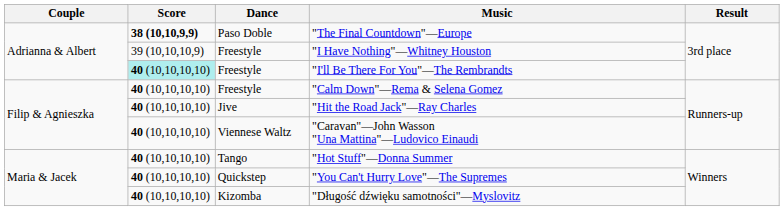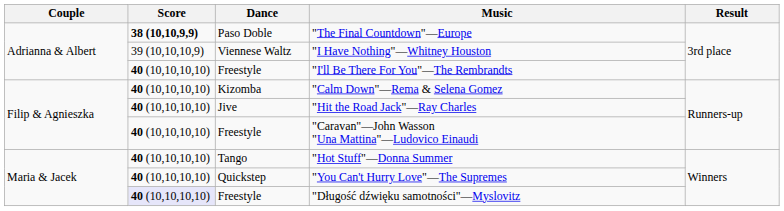(240, 51) Freestyle -> (255, 51) Viennese Waltz
(170, 70) paleturquoise background -> (170, 70) no background
(240, 88) Freestyle -> (240, 88) Kizomba
(255, 133) Viennese Waltz -> (240, 133) Freestyle
(170, 196) no background -> (170, 196) lavender background
(240, 196) Kizomba -> (240, 196) Freestyle
